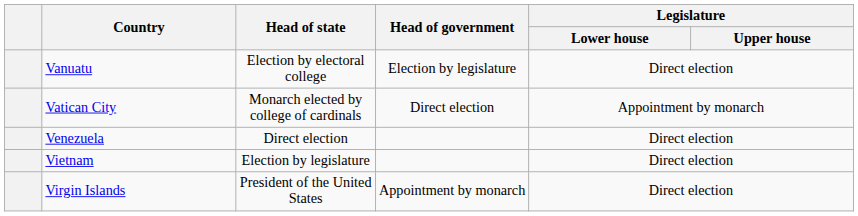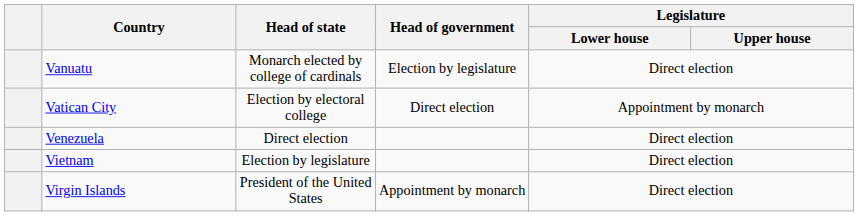(306, 68) Election by electoral college -> (306, 68) Monarch elected by college of cardinals
(306, 107) Monarch elected by college of cardinals -> (306, 107) Election by electoral college
